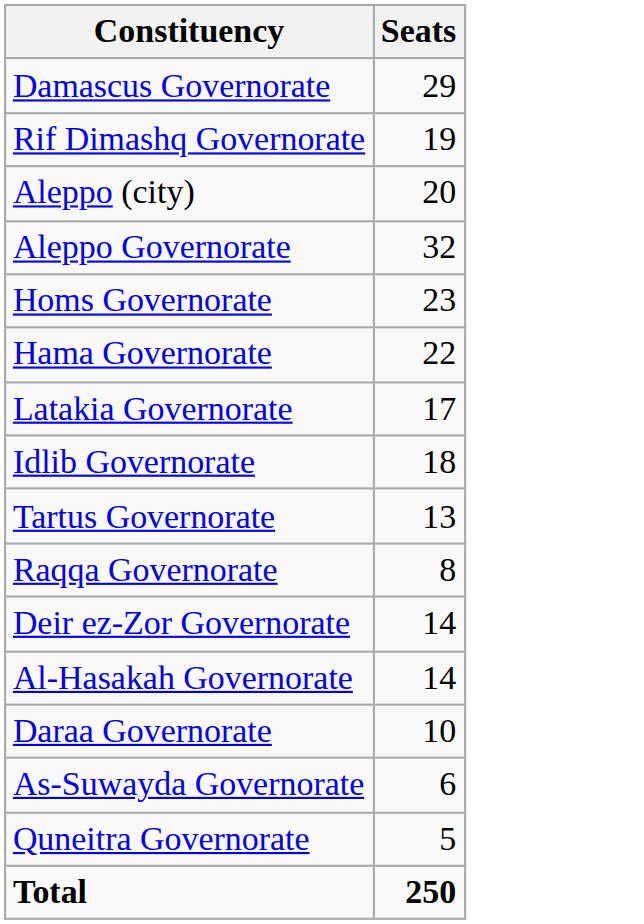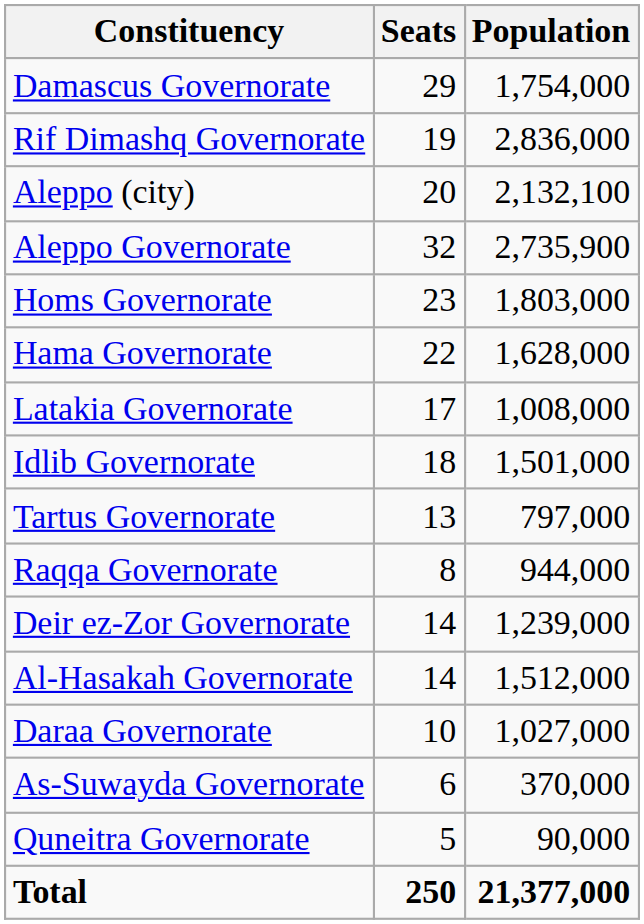+ column: (551, 31)
